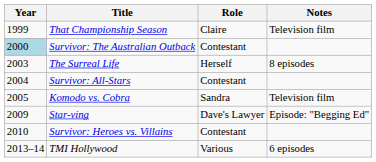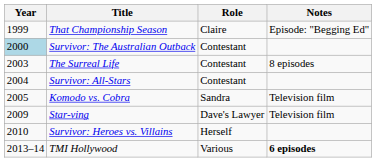(302, 30) Television film -> (319, 30) Episode: "Begging Ed"
(216, 64) Herself -> (223, 64) Contestant
(319, 115) Episode: "Begging Ed" -> (302, 115) Television film
(223, 132) Contestant -> (216, 132) Herself
(292, 149) normal -> (292, 149) bold
